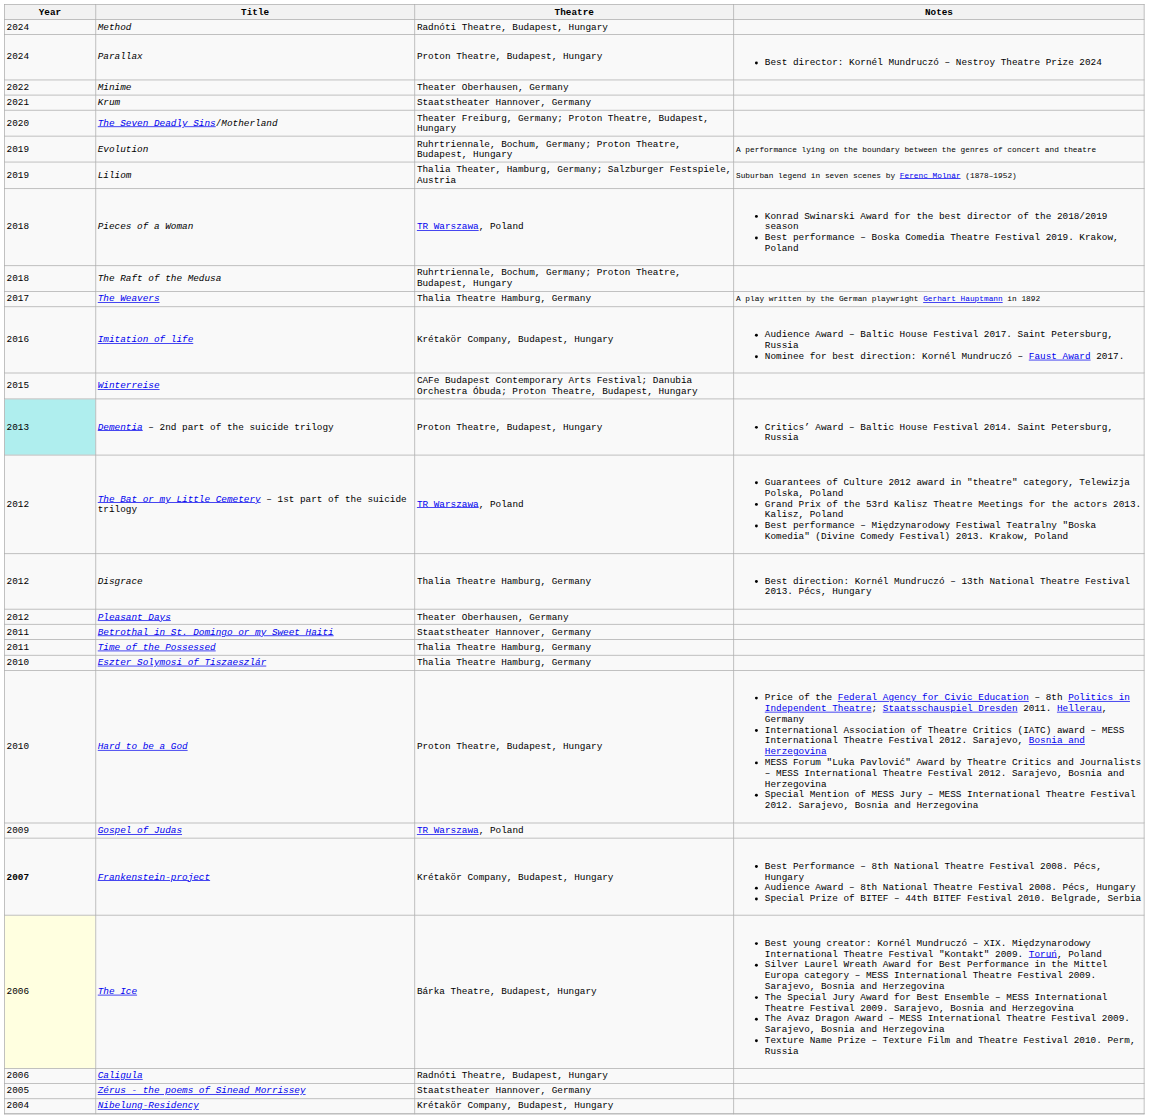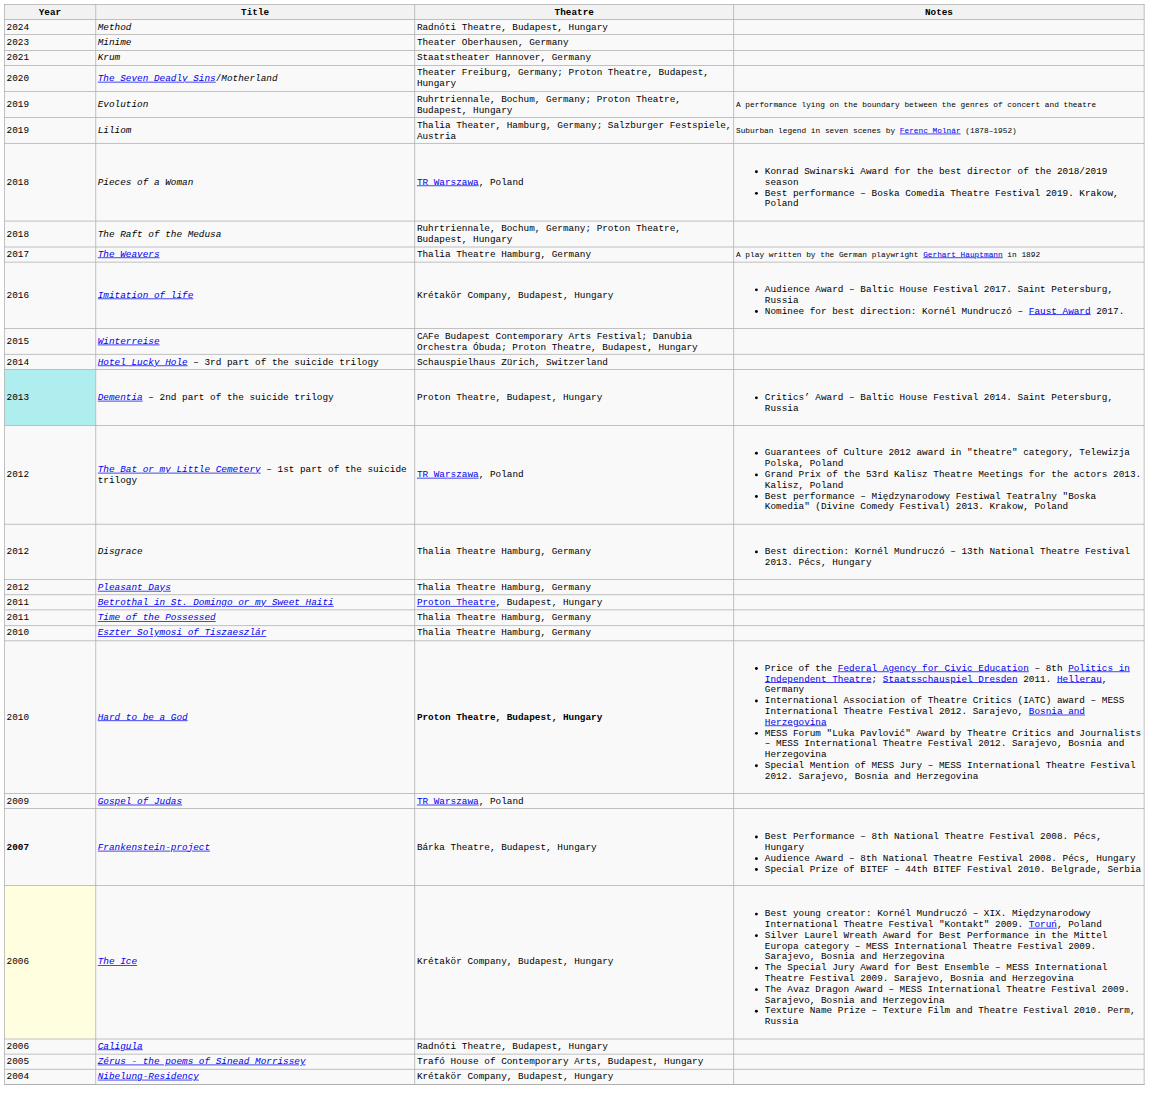- row: (120, 57)
(18, 87) 2022 -> (18, 42) 2023
+ row: (238, 362)
(493, 617) Theater Oberhausen, Germany -> (504, 587) Thalia Theatre Hamburg, Germany
(504, 632) Staatstheater Hannover, Germany -> (510, 603) Proton Theatre, Budapest, Hungary
(510, 747) normal -> (510, 717) bold
(515, 877) Krétakör Company, Budapest, Hungary -> (507, 847) Bárka Theatre, Budapest, Hungary
(507, 992) Bárka Theatre, Budapest, Hungary -> (515, 962) Krétakör Company, Budapest, Hungary
(504, 1091) Staatstheater Hannover, Germany -> (560, 1062) Trafó House of Contemporary Arts, Budapest, Hungary
